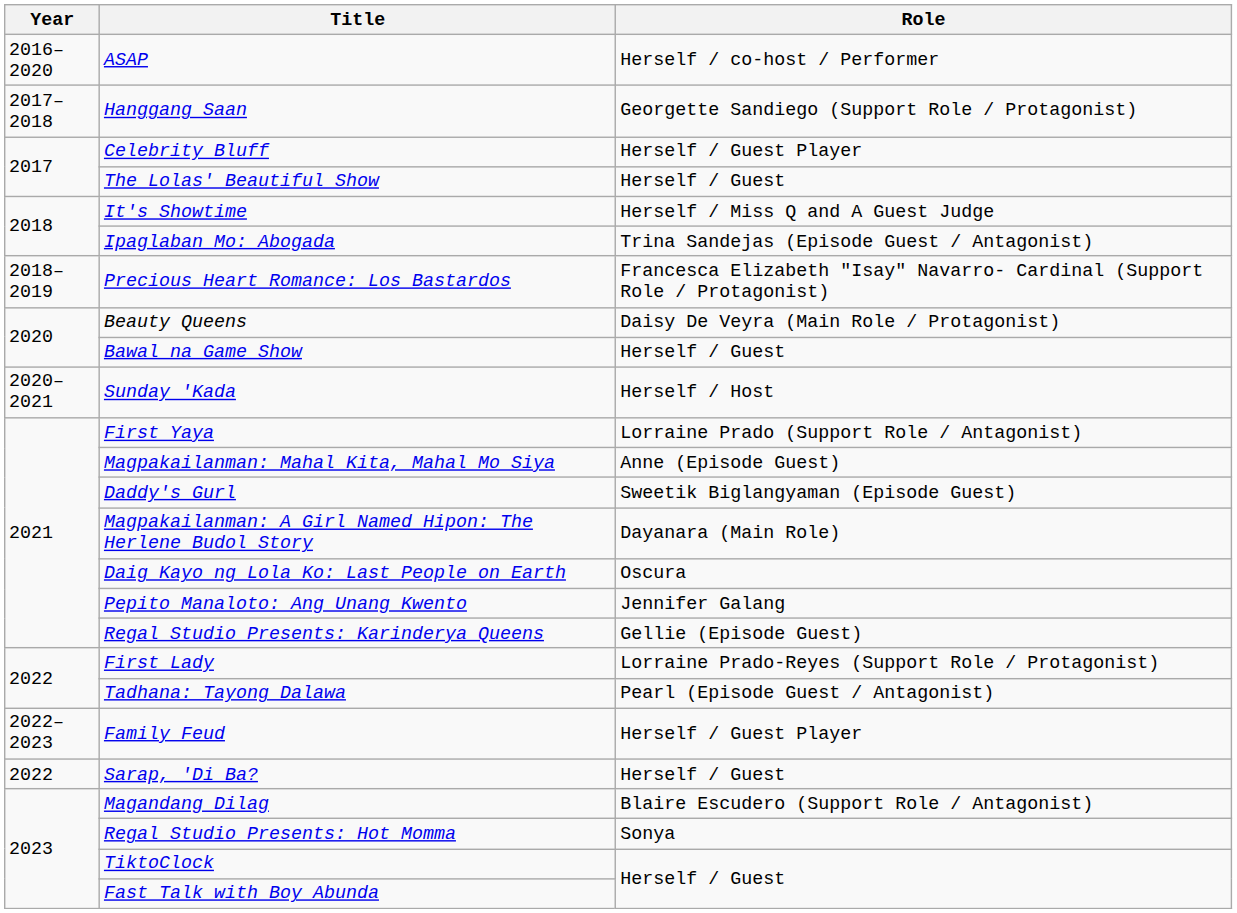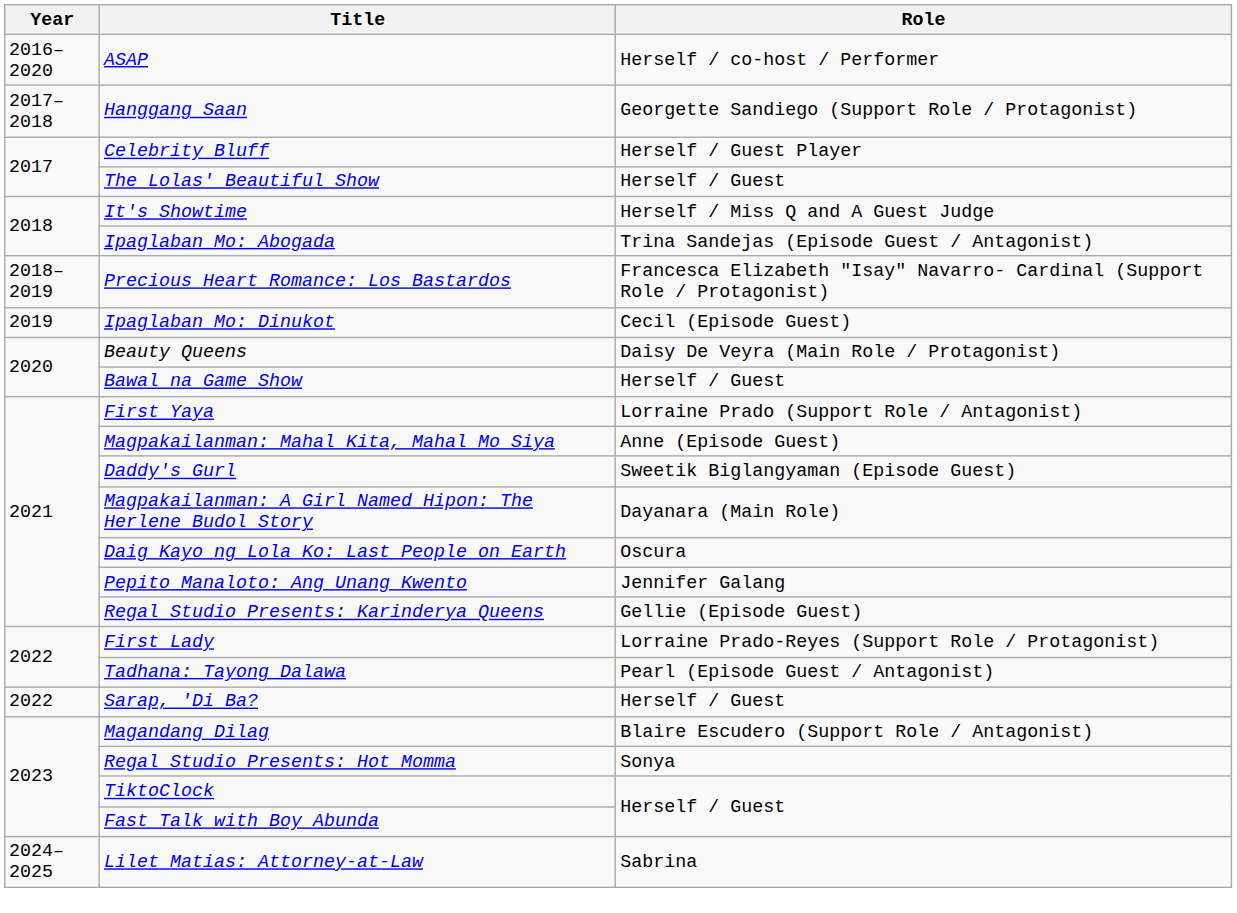+ row: (219, 322)
- row: (170, 392)
- row: (164, 733)
+ row: (263, 862)
